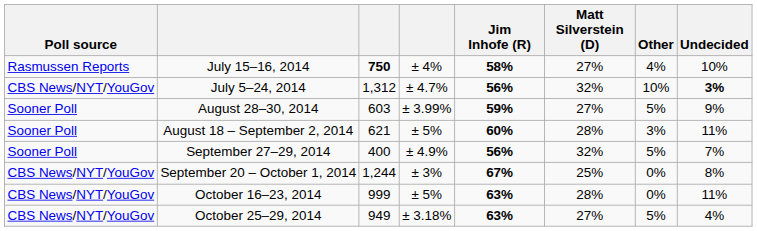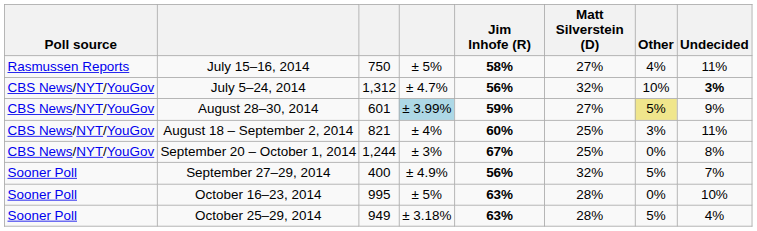(379, 66) bold -> (379, 66) normal
(427, 66) ± 4% -> (427, 66) ± 5%
(714, 66) 10% -> (714, 66) 11%
(42, 109) Sooner Poll -> (81, 109) CBS News/NYT/YouGov
(379, 109) 603 -> (379, 109) 601
(427, 109) no background -> (427, 109) lightblue background
(656, 109) no background -> (656, 109) khaki background
(42, 130) Sooner Poll -> (81, 130) CBS News/NYT/YouGov
(379, 130) 621 -> (379, 130) 821
(427, 130) ± 5% -> (427, 130) ± 4%
(590, 130) 28% -> (590, 130) 25%
rows swapped: (258, 151) <-> (258, 173)
(81, 194) CBS News/NYT/YouGov -> (42, 194) Sooner Poll
(379, 194) 999 -> (379, 194) 995
(714, 194) 11% -> (714, 194) 10%
(81, 215) CBS News/NYT/YouGov -> (42, 215) Sooner Poll
(590, 215) 27% -> (590, 215) 28%
